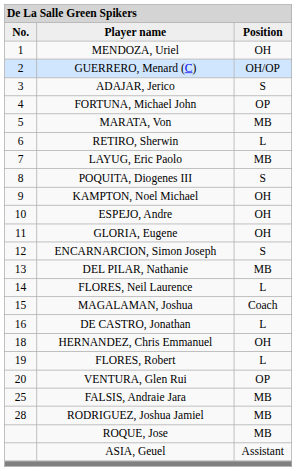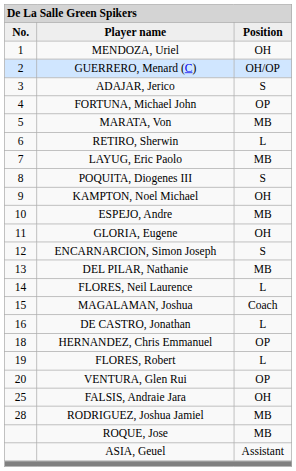(263, 214) OH -> (263, 214) MB
(263, 342) OH -> (263, 342) OP
(263, 397) MB -> (263, 397) OH
